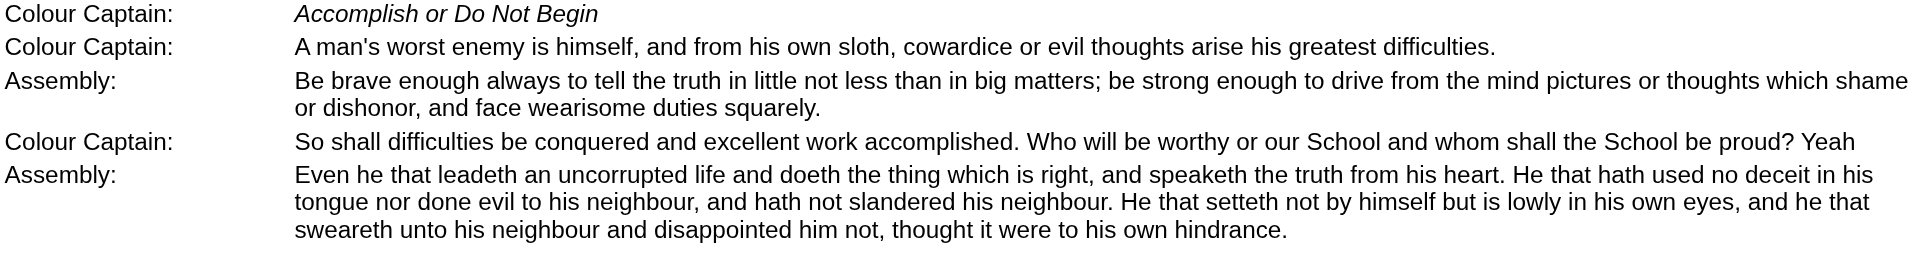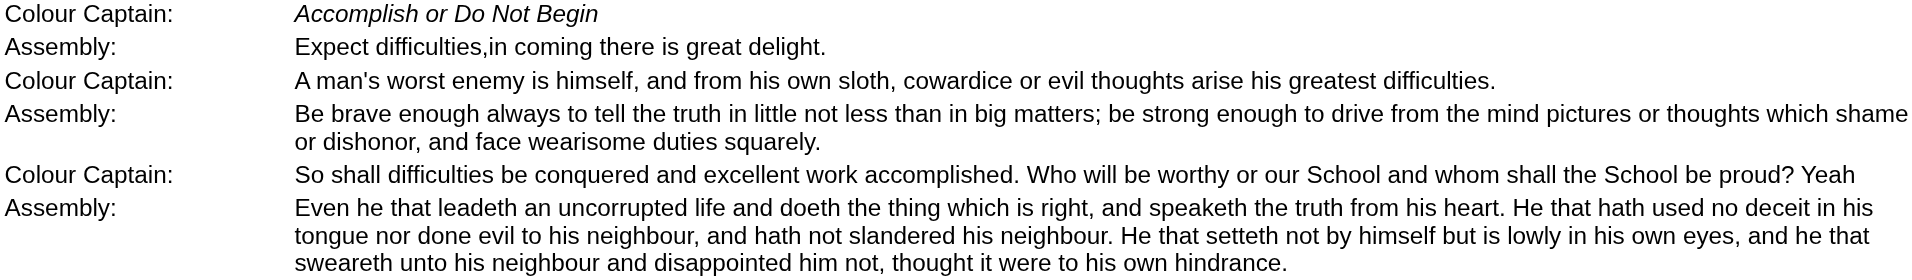+ row: (560, 47)
